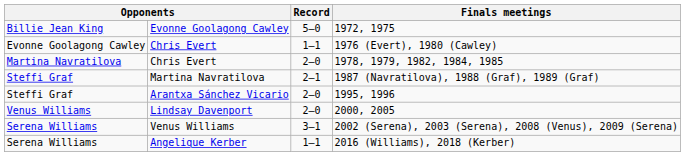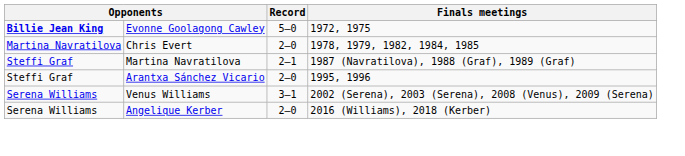(55, 29) normal -> (55, 29) bold
- row: (416, 45)
- row: (365, 110)
(312, 143) 1–1 -> (287, 110) 2–0
